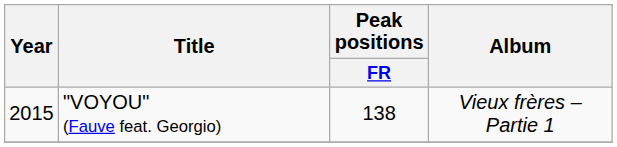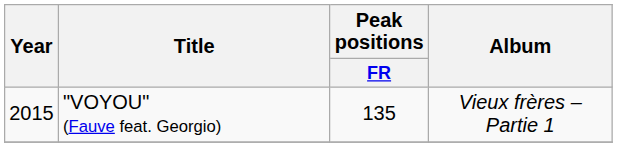(379, 114) 138 -> (379, 114) 135
